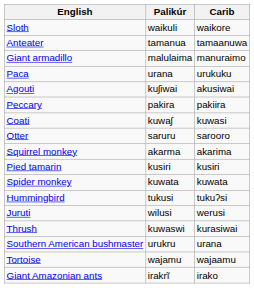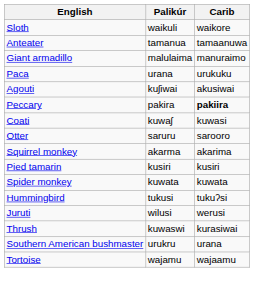(211, 105) normal -> (212, 105) bold
- row: (54, 275)
